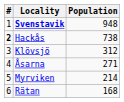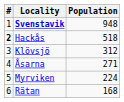(110, 38) 738 -> (110, 38) 518
(110, 78) 214 -> (110, 78) 224
